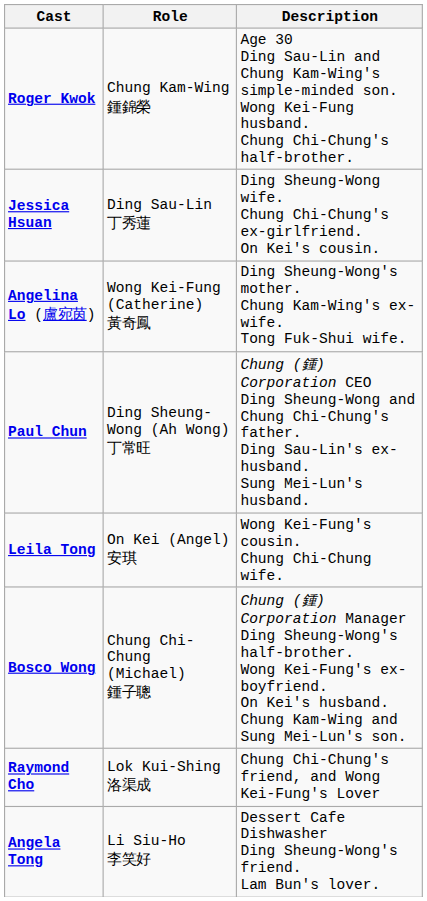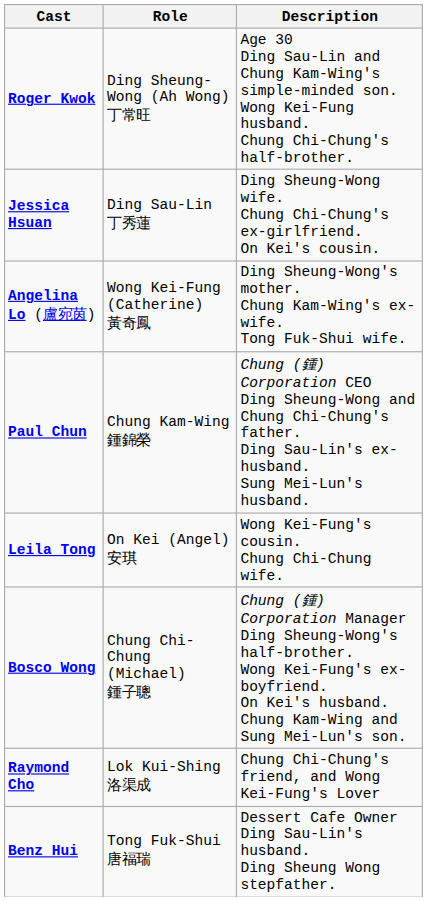(168, 98) Chung Kam-Wing 鍾錦榮 -> (168, 98) Ding Sheung-Wong (Ah Wong) 丁常旺
(168, 432) Ding Sheung-Wong (Ah Wong) 丁常旺 -> (168, 432) Chung Kam-Wing 鍾錦榮
+ row: (43, 851)
- row: (34, 851)
